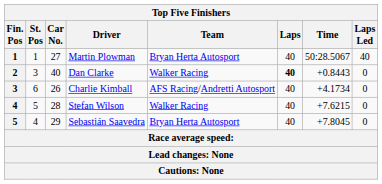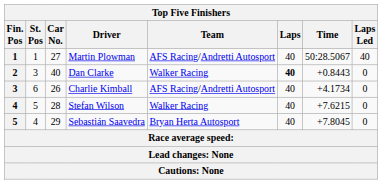(194, 57) Bryan Herta Autosport -> (212, 57) AFS Racing/Andretti Autosport
